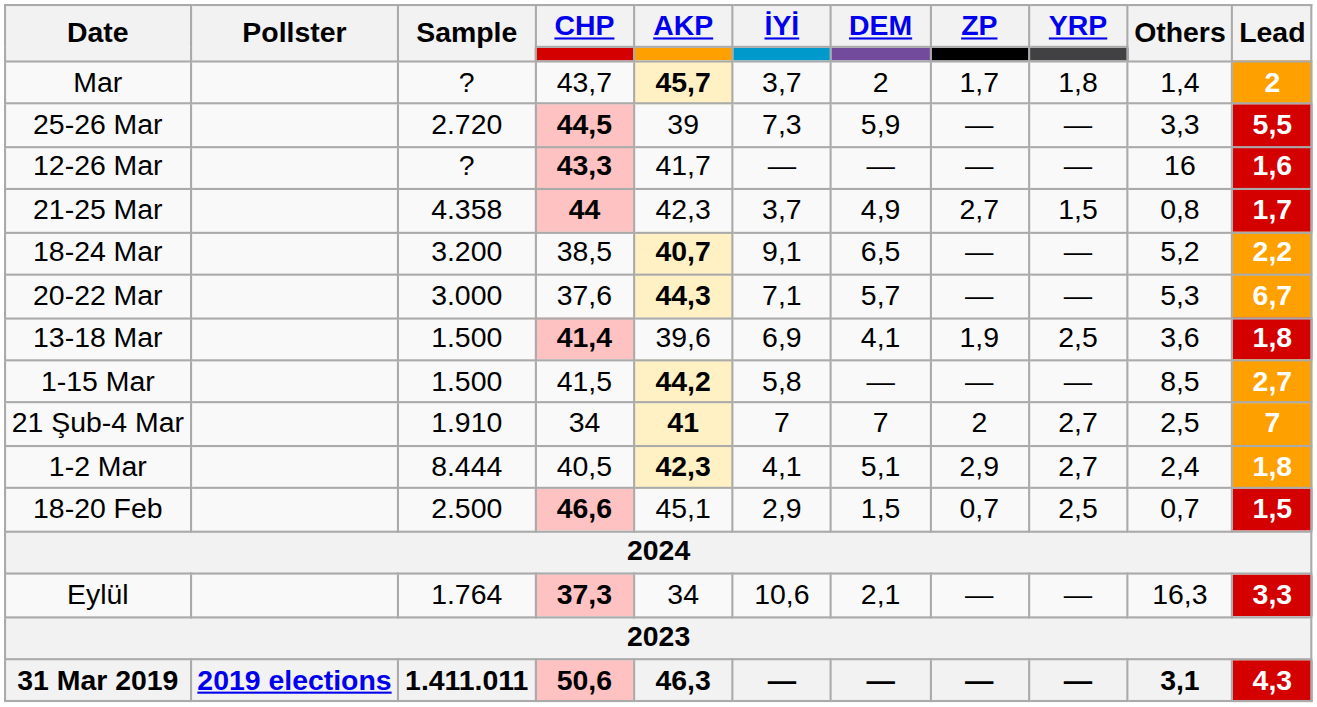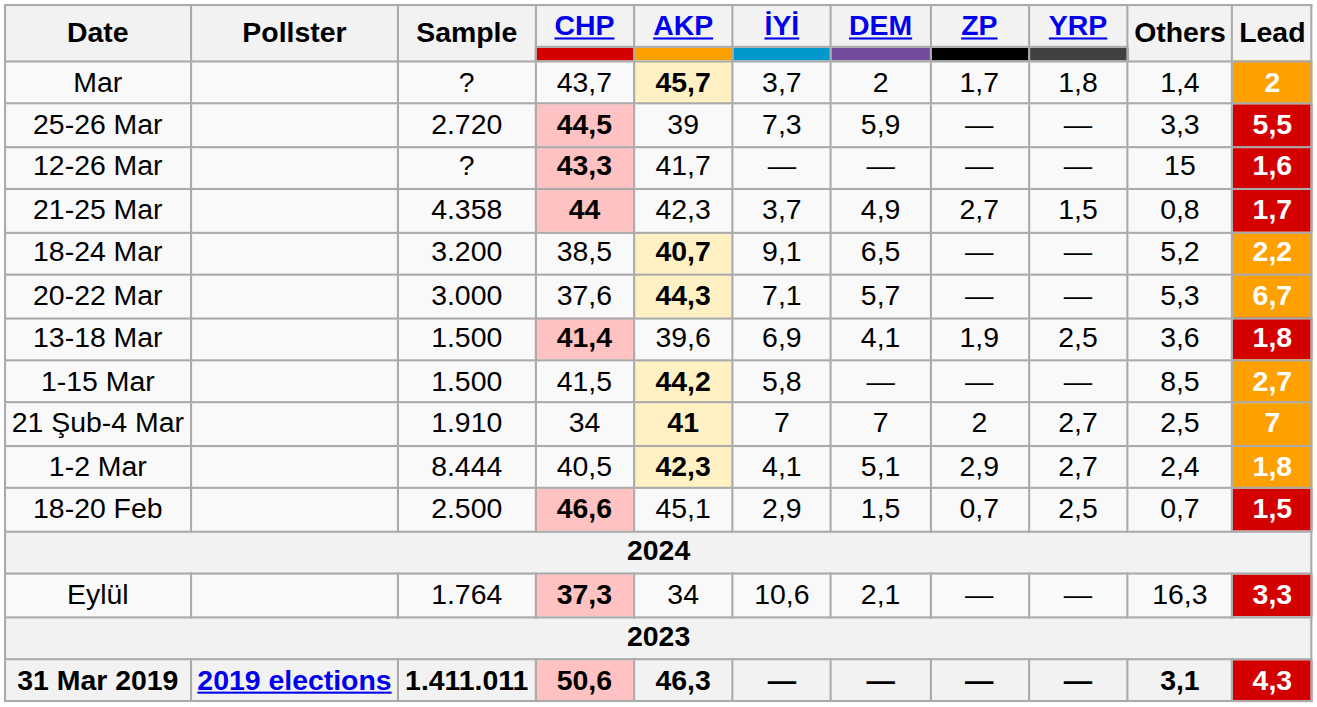(1180, 167) 16 -> (1180, 167) 15
